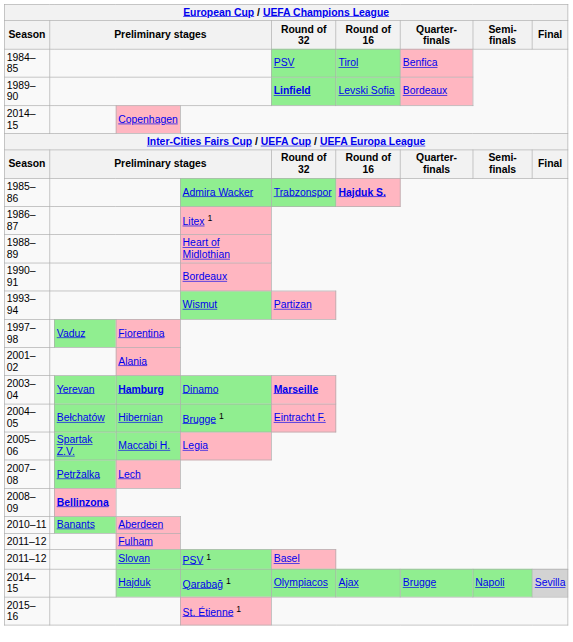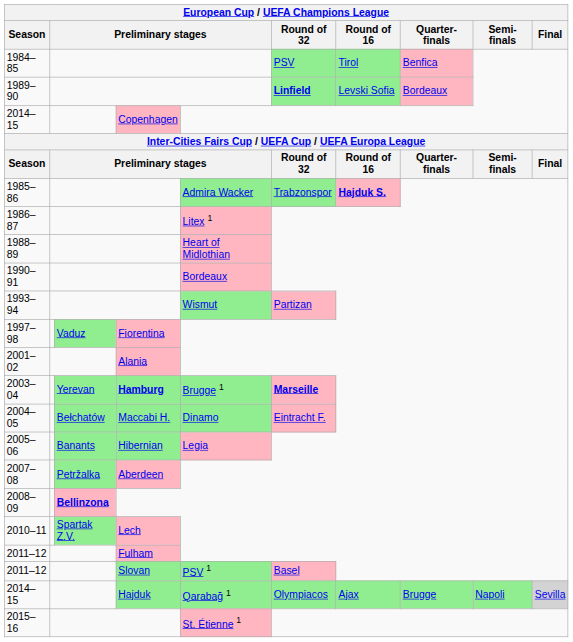(201, 389) Dinamo -> (203, 389) Brugge 1
(140, 418) Hibernian -> (144, 418) Maccabi H.
(203, 418) Brugge 1 -> (201, 418) Dinamo
(75, 446) Spartak Z.V. -> (76, 446) Banants
(144, 446) Maccabi H. -> (140, 446) Hibernian
(130, 474) Lech -> (141, 474) Aberdeen
(76, 525) Banants -> (75, 530) Spartak Z.V.
(141, 525) Aberdeen -> (130, 530) Lech
